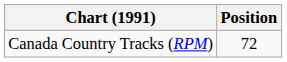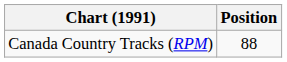(249, 43) 72 -> (249, 43) 88
